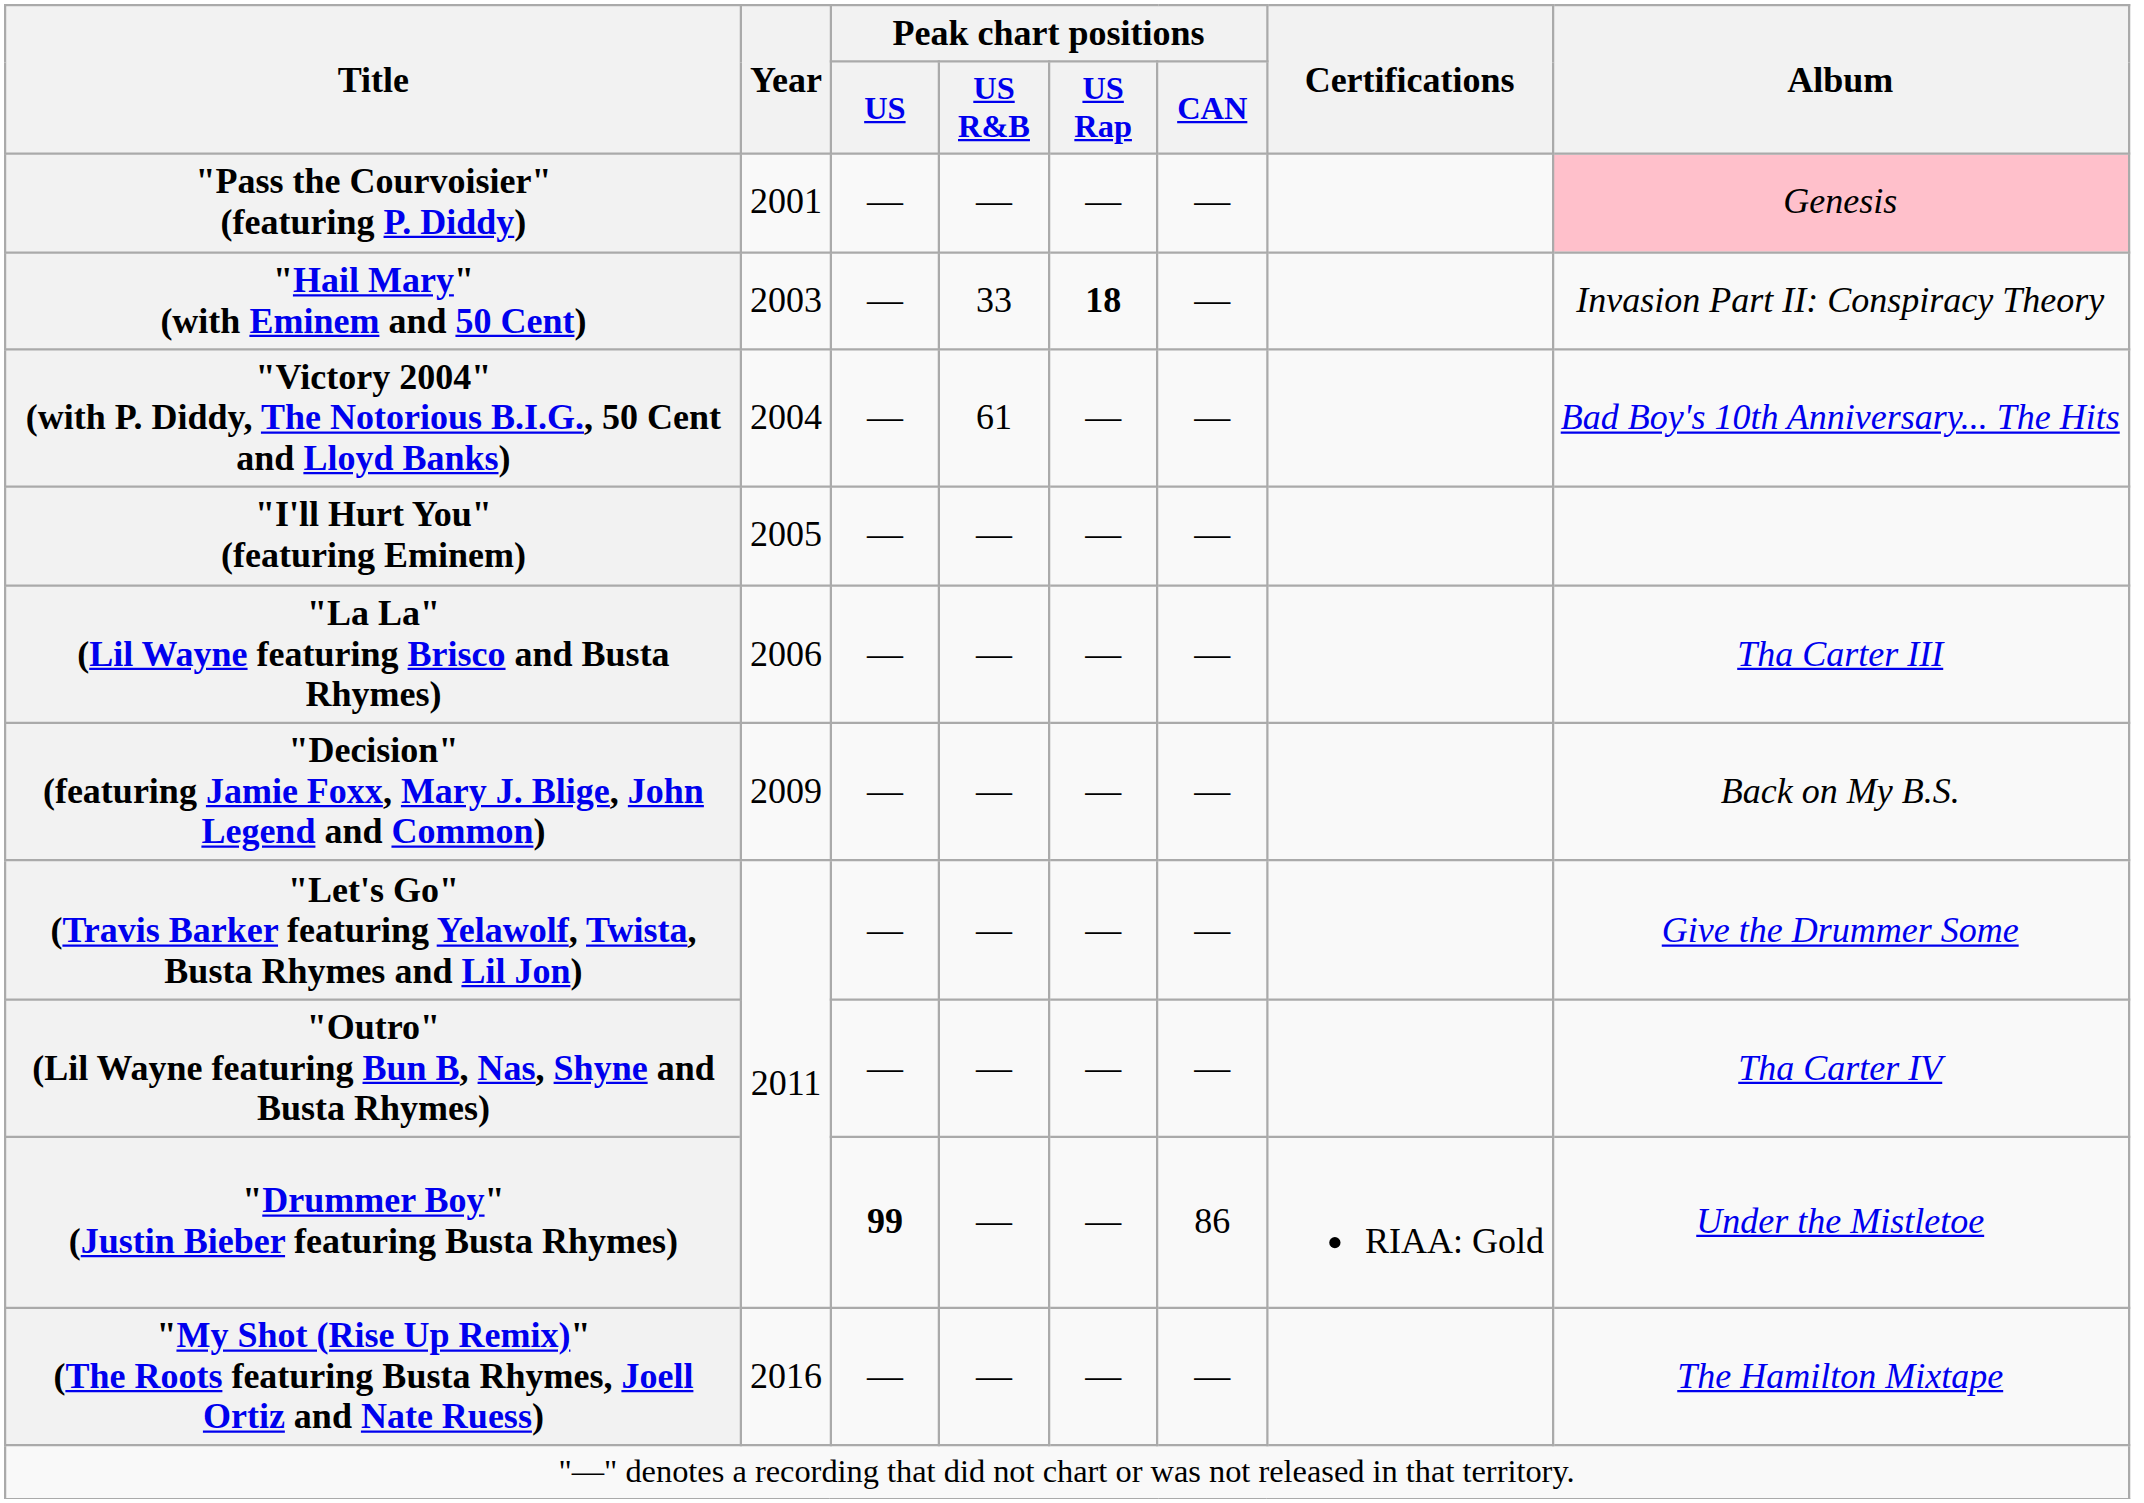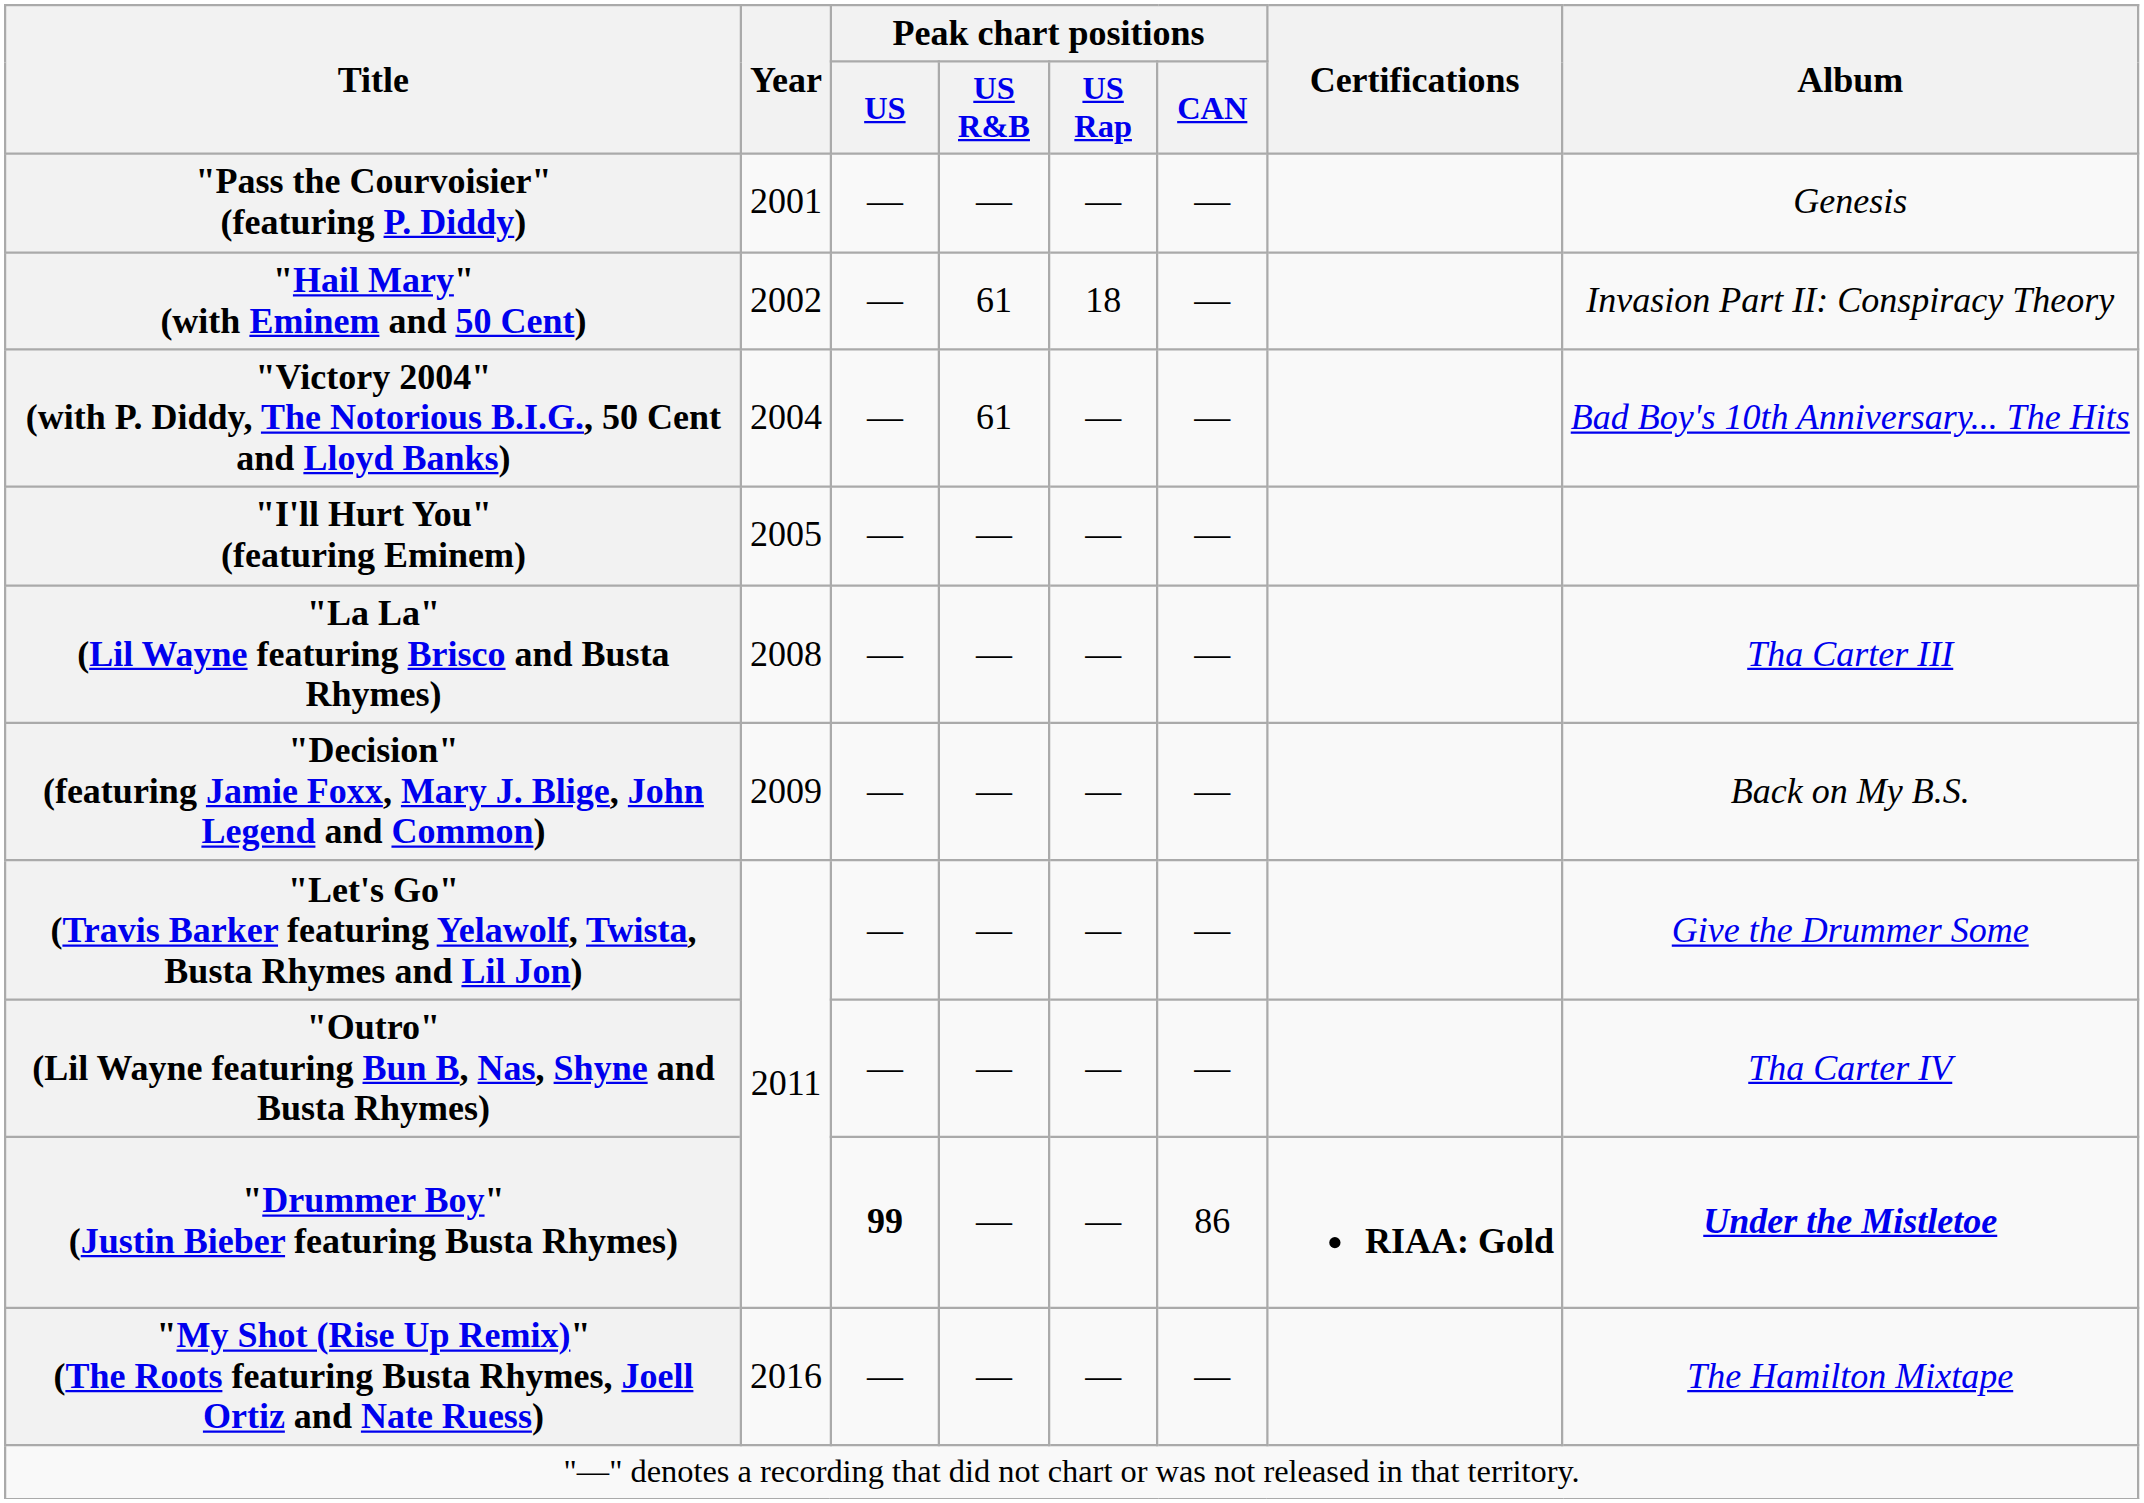(1840, 202) pink background -> (1850, 202) no background
(786, 299) 2003 -> (786, 299) 2002
(994, 299) 33 -> (994, 299) 61
(1103, 299) bold -> (1103, 299) normal
(786, 653) 2006 -> (786, 653) 2008
(1410, 1242) normal -> (1415, 1242) bold
(1840, 1221) normal -> (1850, 1221) bold
